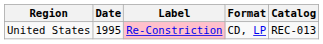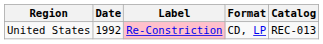(108, 30) 1995 -> (108, 30) 1992
